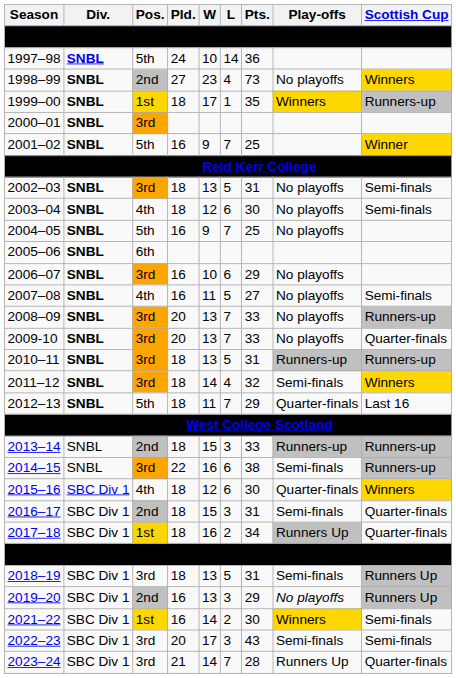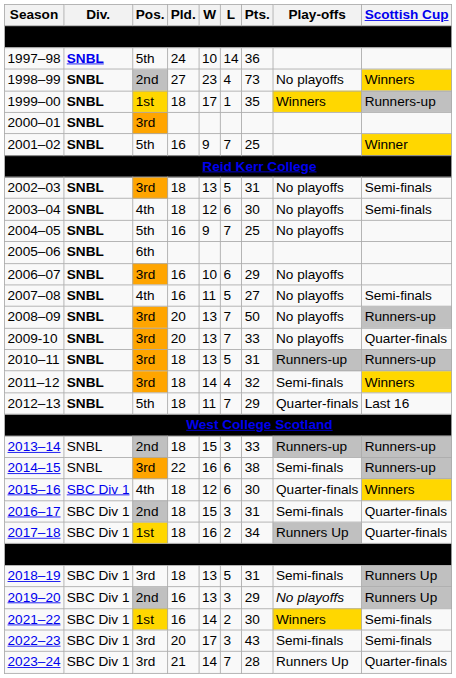(252, 317) 33 -> (252, 317) 50
